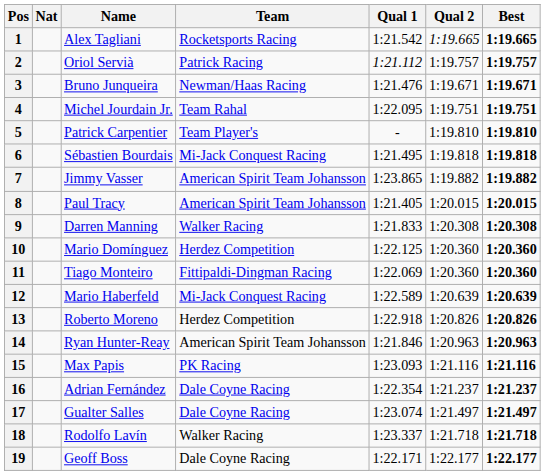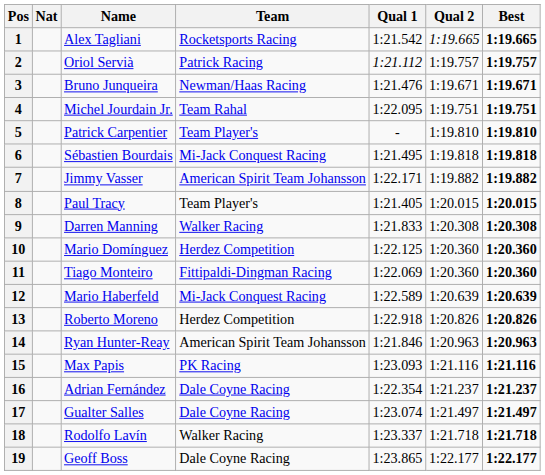(397, 179) 1:23.865 -> (397, 179) 1:22.171
(273, 202) American Spirit Team Johansson -> (219, 202) Team Player's
(397, 459) 1:22.171 -> (397, 459) 1:23.865
